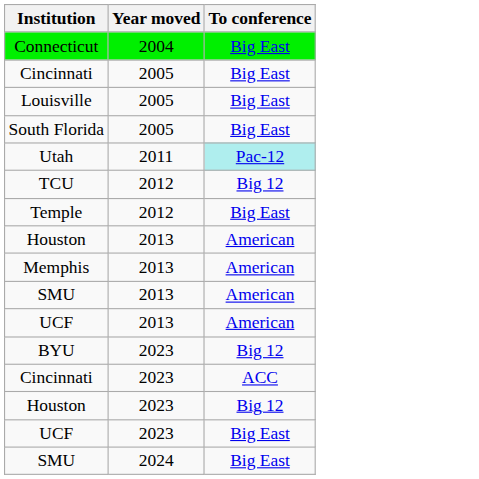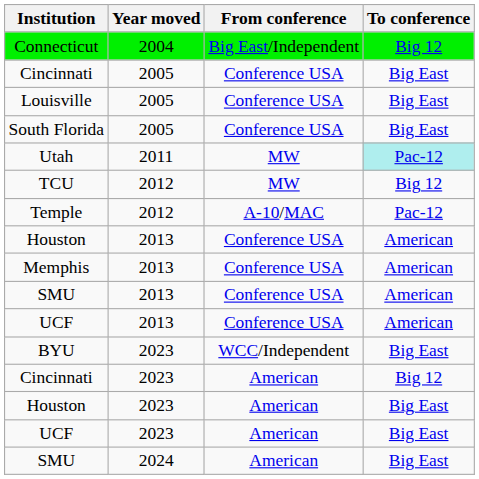+ column: (284, 18)
(260, 45) Big East -> (419, 45) Big 12
(260, 211) Big East -> (419, 211) Pac-12
(260, 350) Big 12 -> (419, 350) Big East
(260, 377) ACC -> (419, 377) Big 12
(260, 405) Big 12 -> (419, 405) Big East
